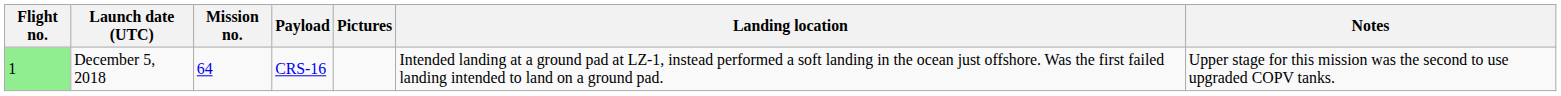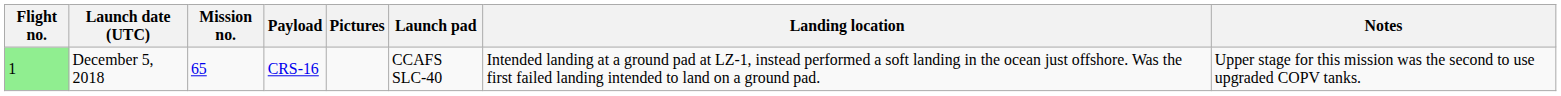+ column: (436, 25)
(205, 68) 64 -> (199, 68) 65
